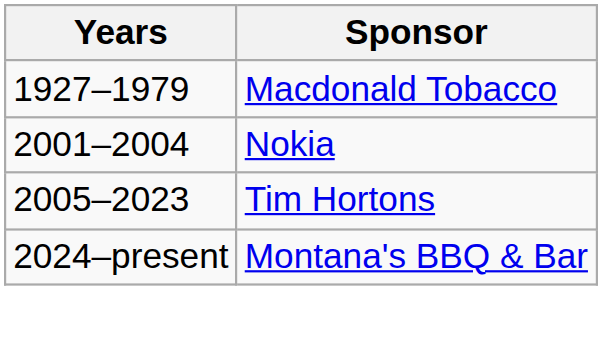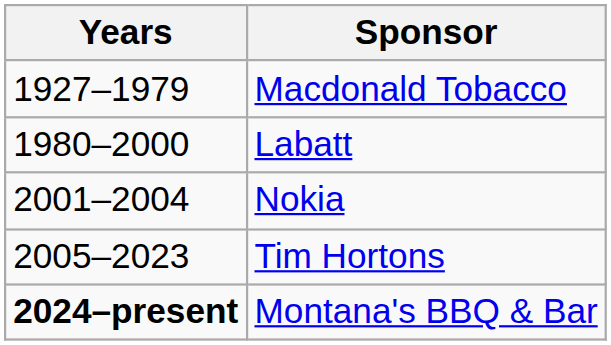+ row: (303, 144)
(121, 255) normal -> (126, 311) bold
